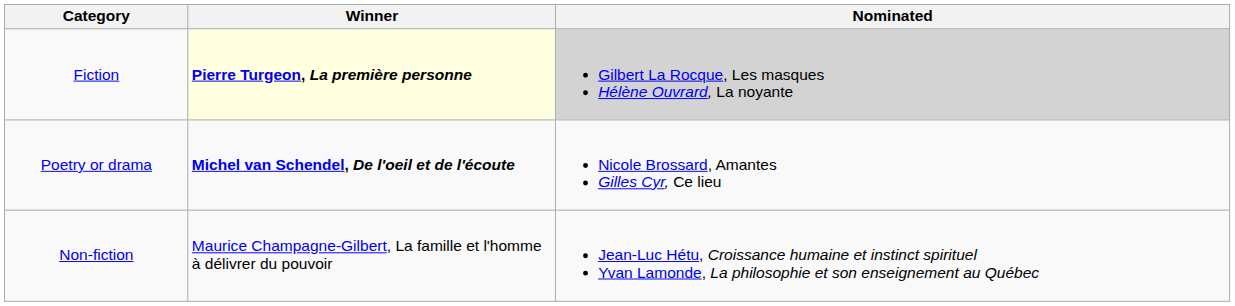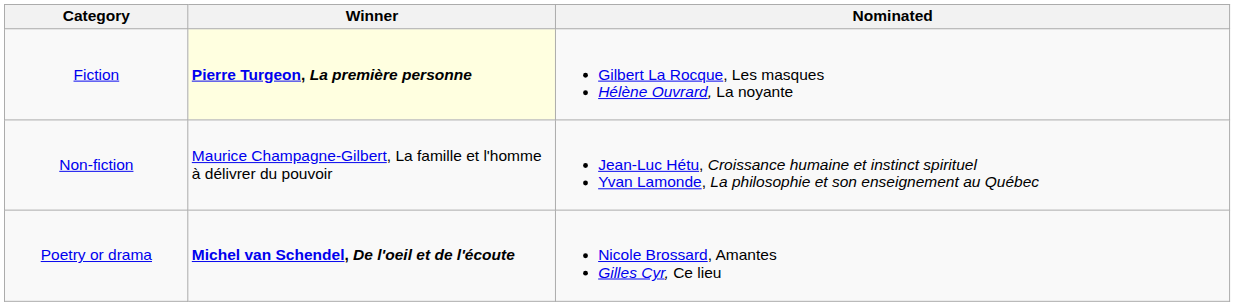(893, 83) lightgrey background -> (893, 83) no background
rows swapped: (96, 255) <-> (96, 164)
